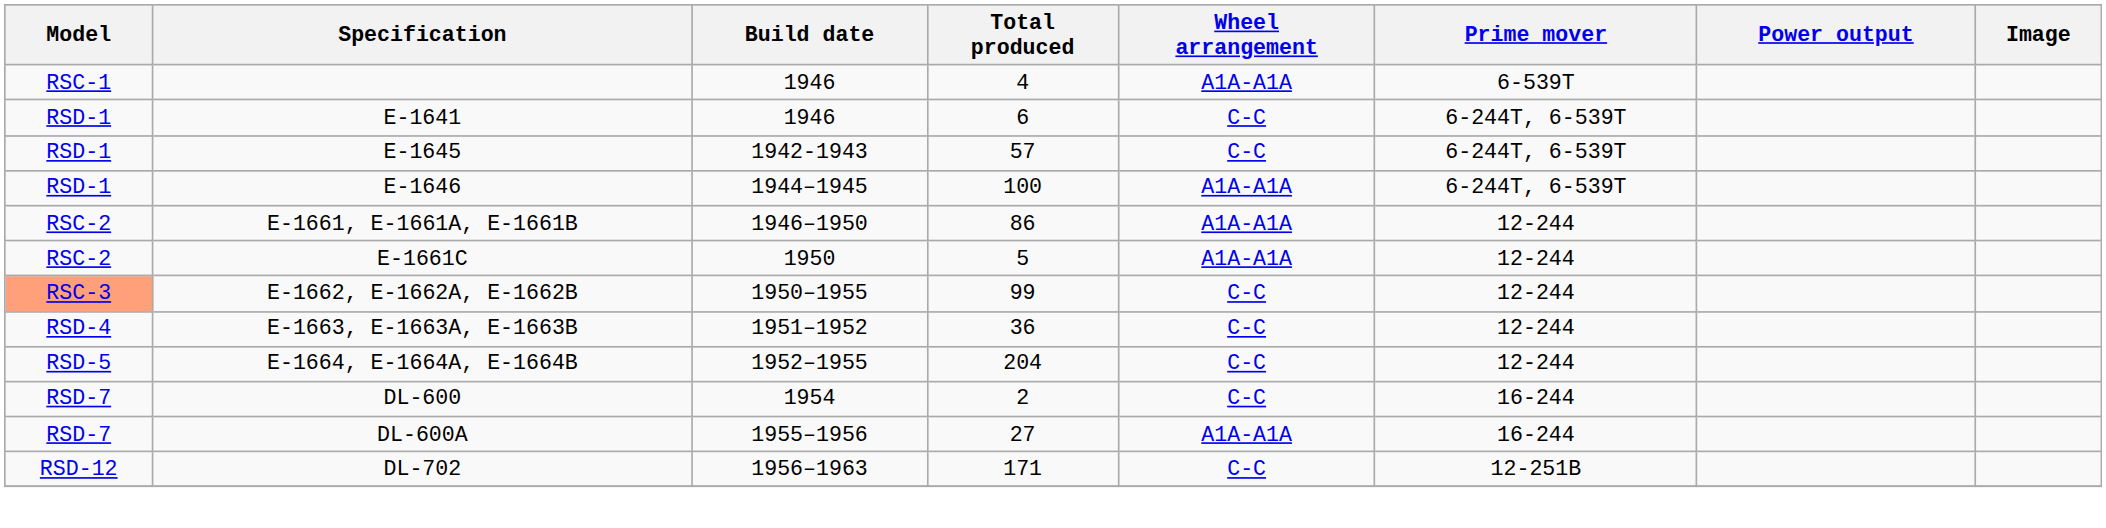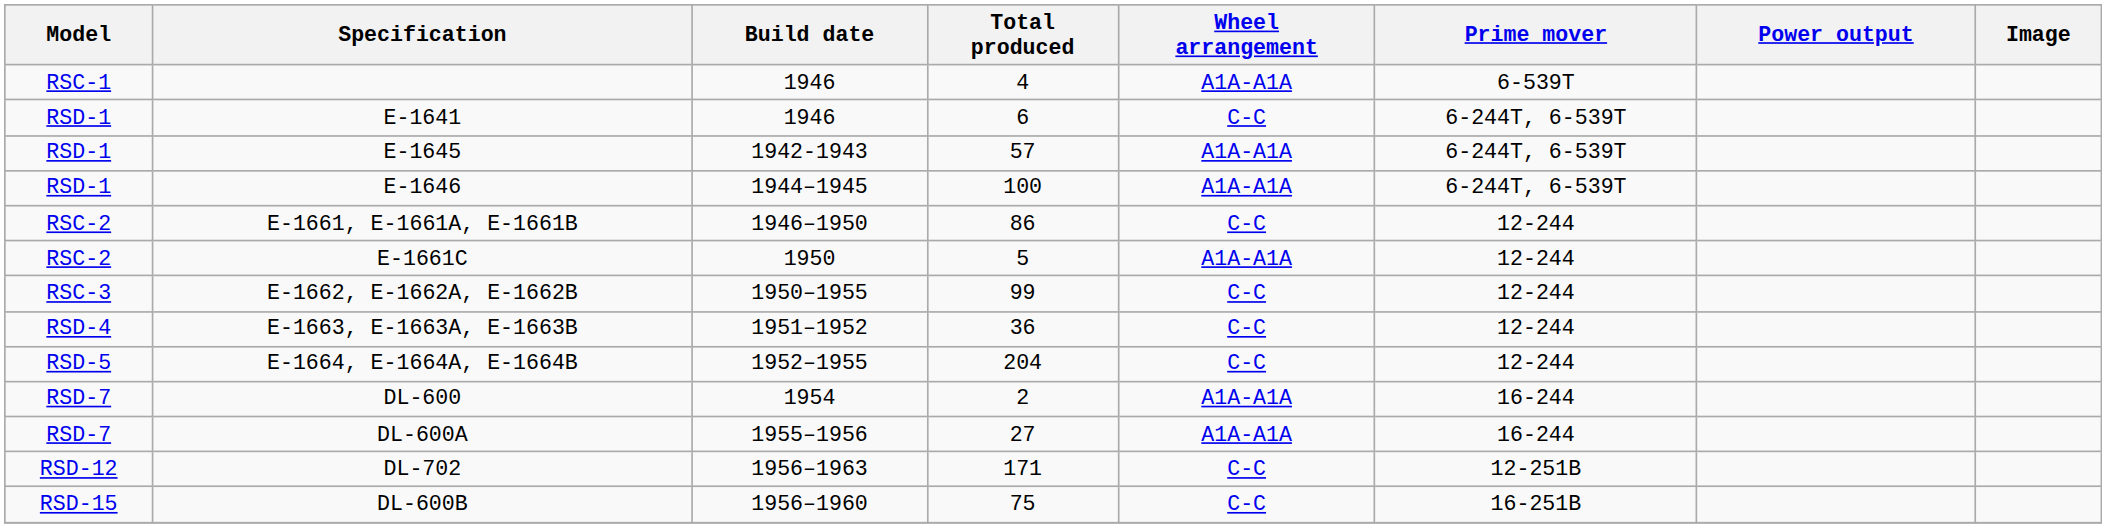(1247, 153) C-C -> (1247, 153) A1A-A1A
(1247, 223) A1A-A1A -> (1247, 223) C-C
(79, 294) lightsalmon background -> (79, 294) no background
(1247, 399) C-C -> (1247, 399) A1A-A1A
+ row: (422, 505)
